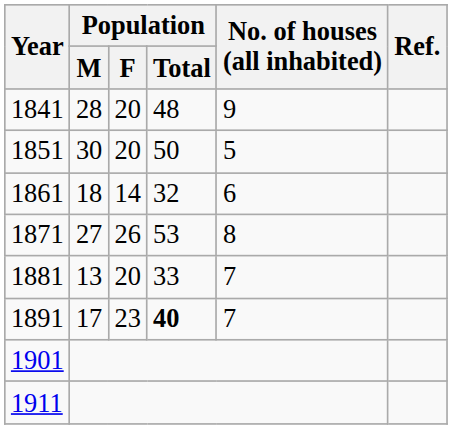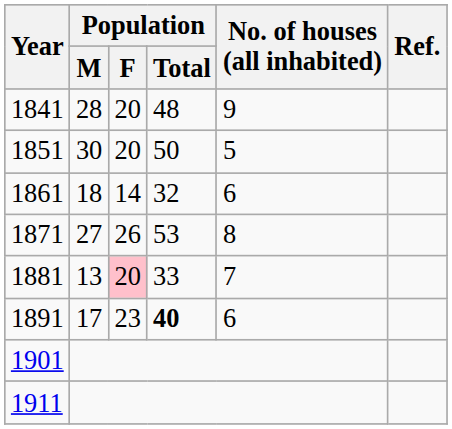(128, 276) no background -> (128, 276) pink background
(230, 318) 7 -> (230, 318) 6
